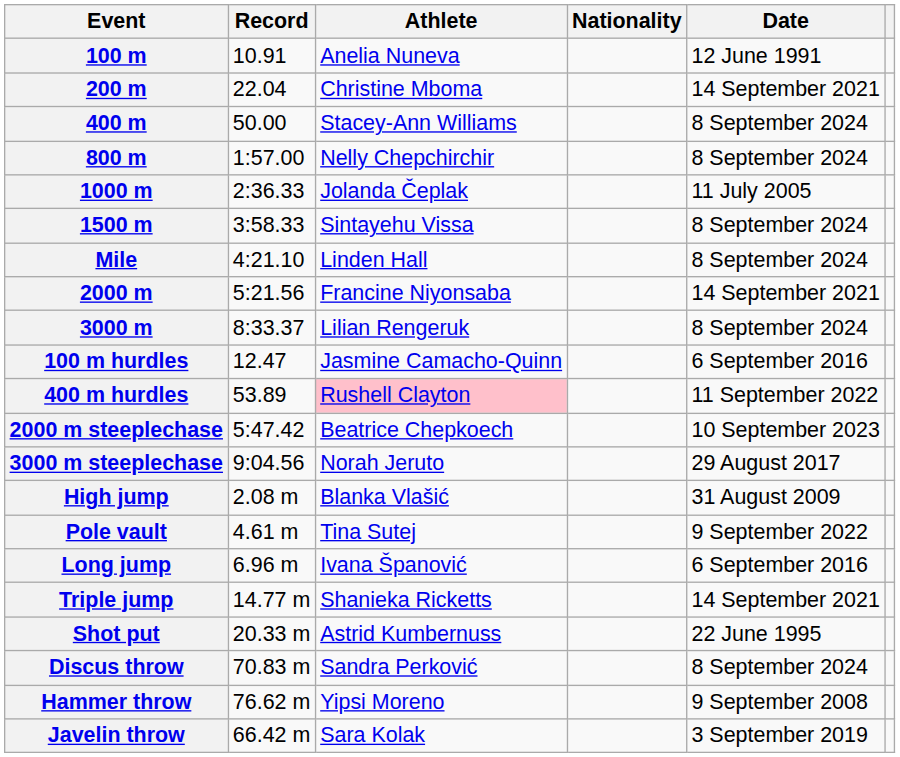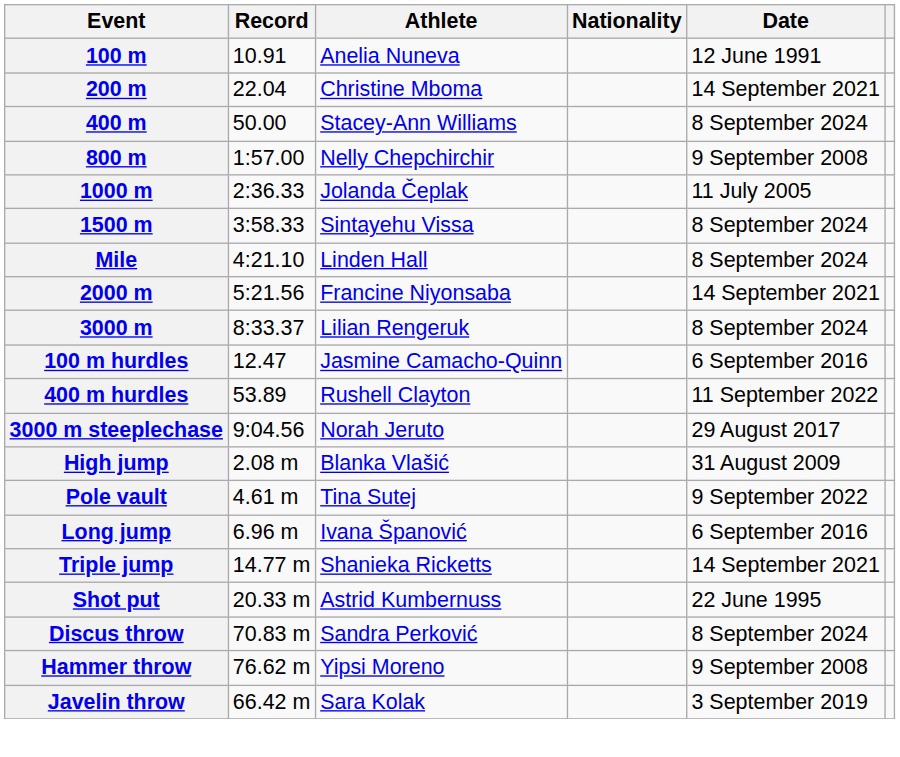(780, 157) 8 September 2024 -> (780, 157) 9 September 2008
(395, 395) pink background -> (395, 395) no background
- row: (116, 429)
